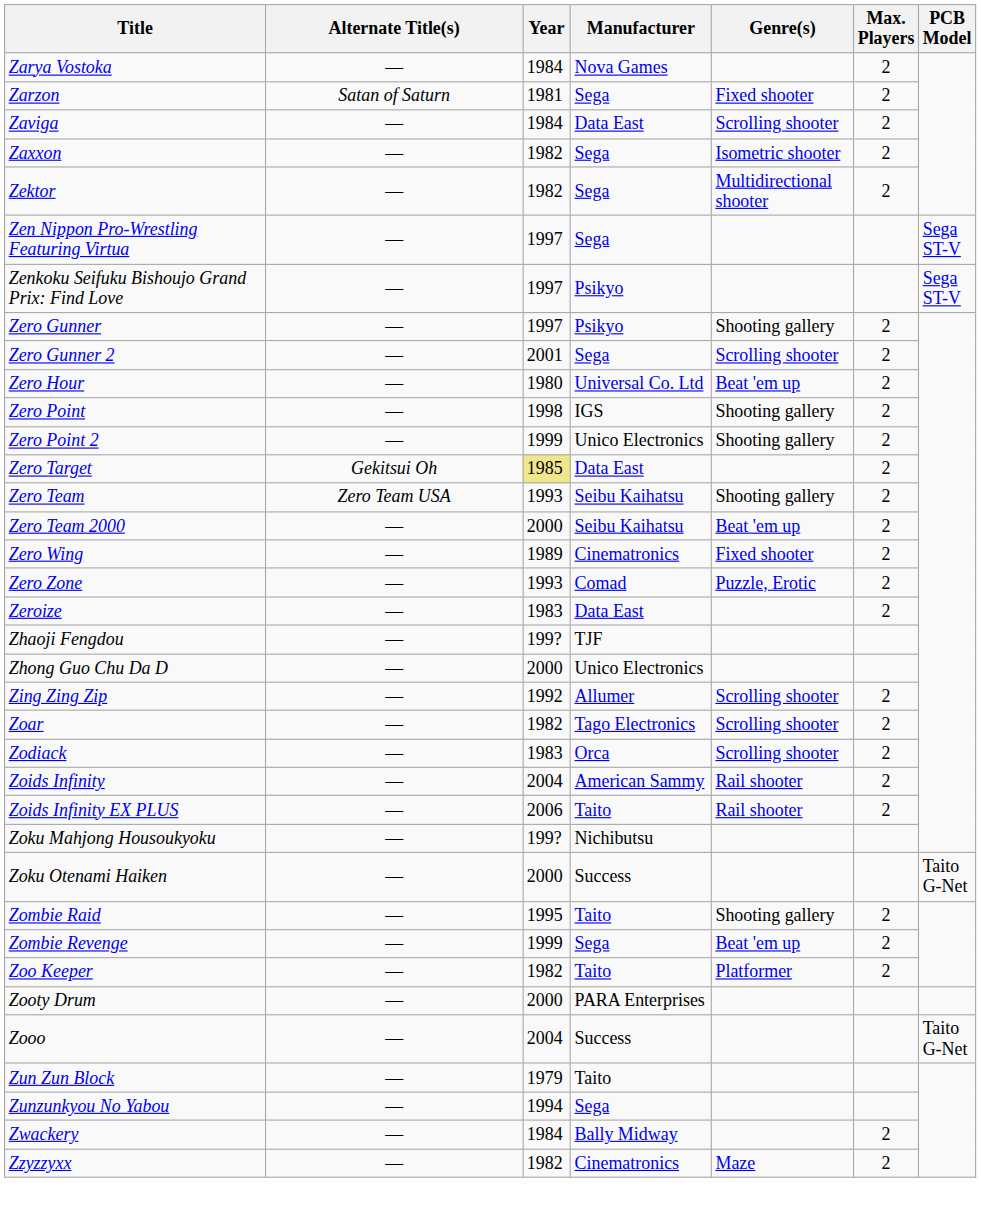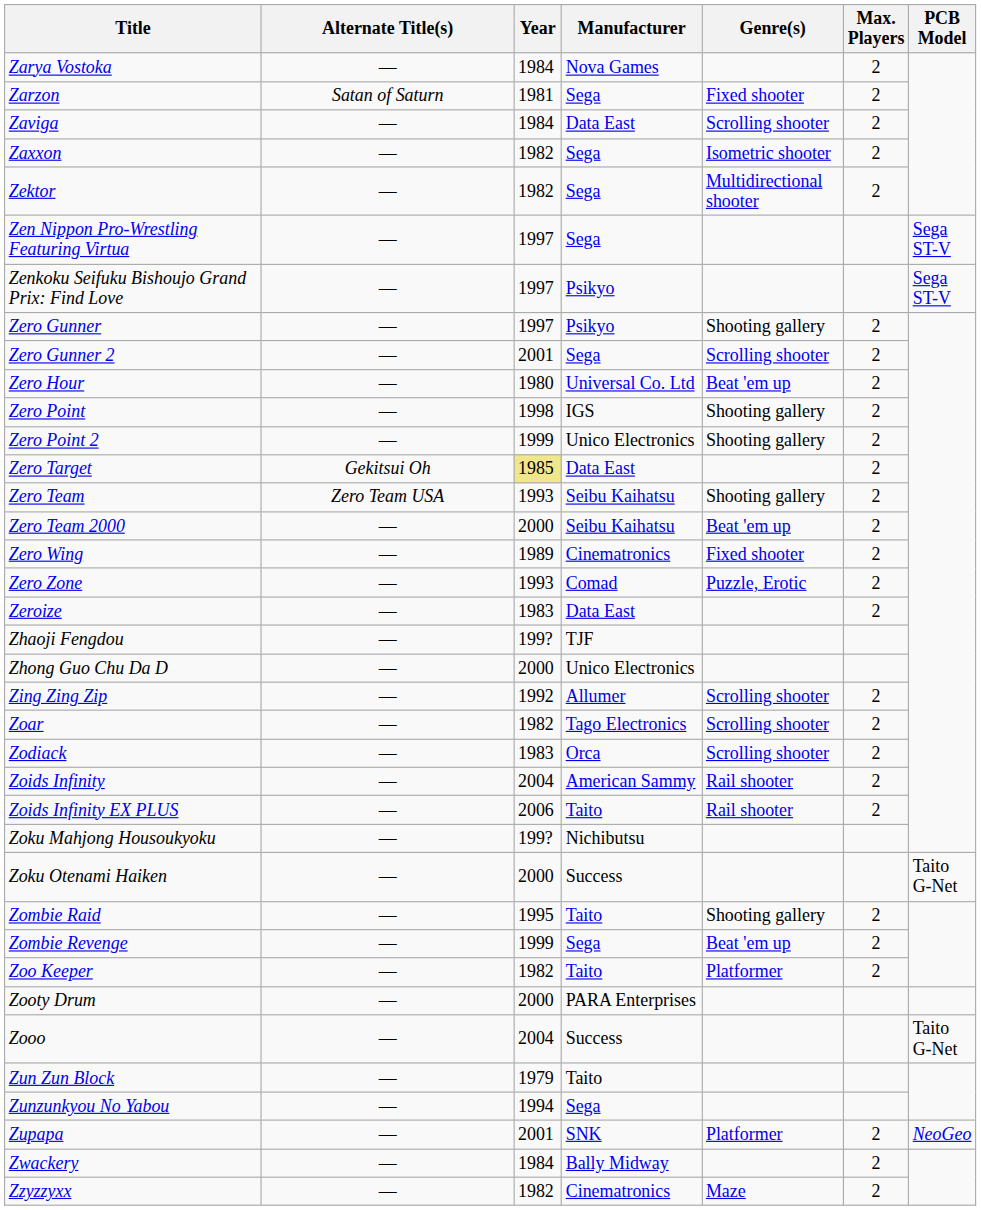+ row: (36, 1134)
